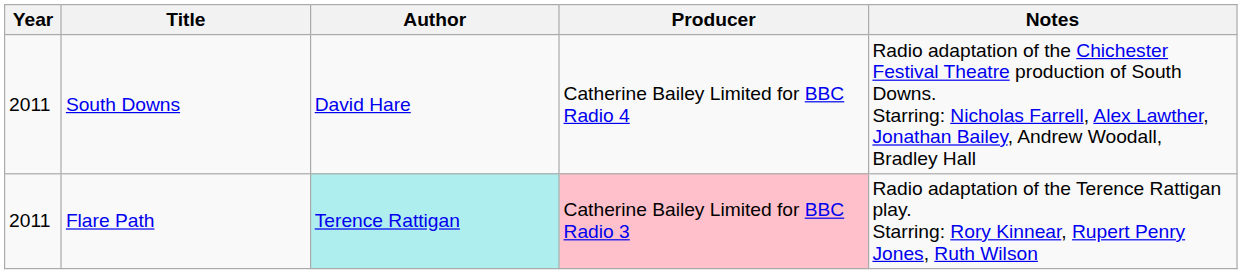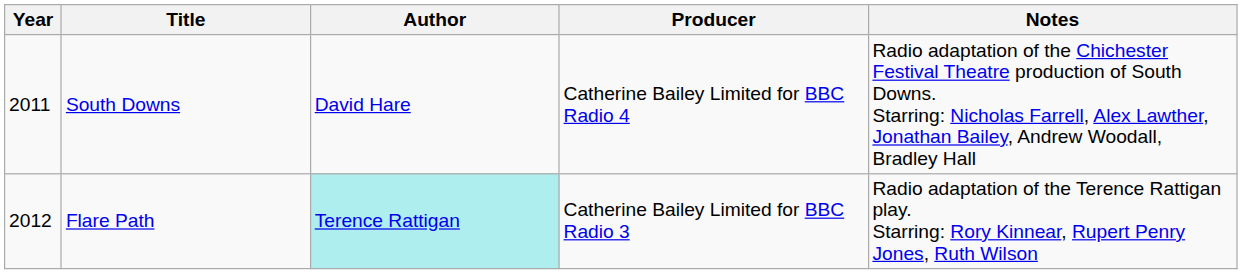(30, 221) 2011 -> (30, 221) 2012
(704, 221) pink background -> (704, 221) no background
